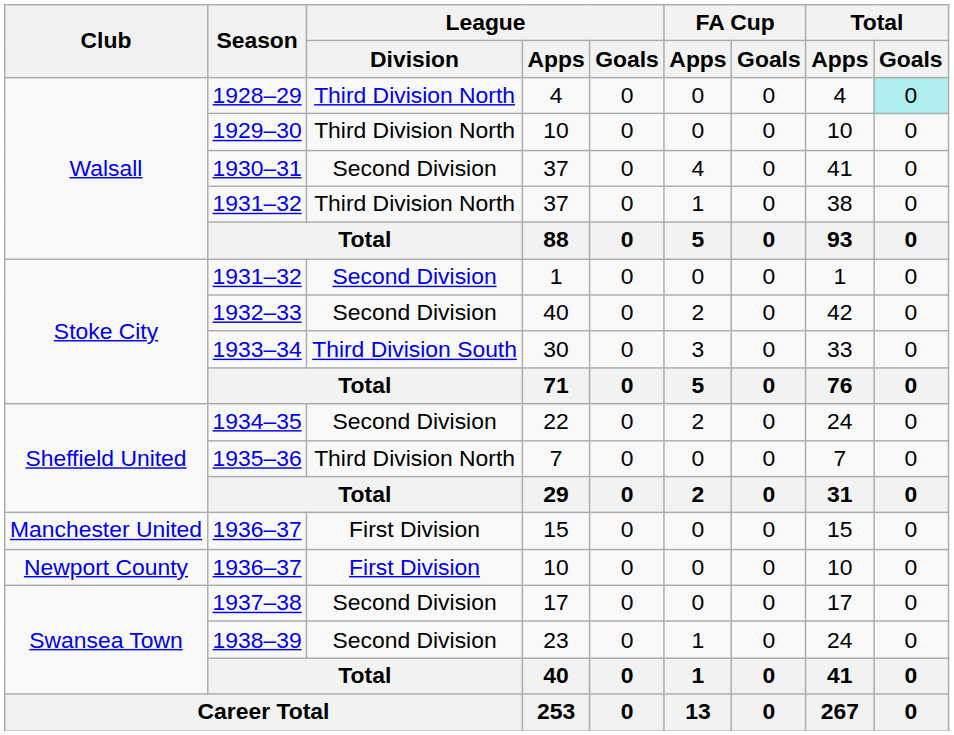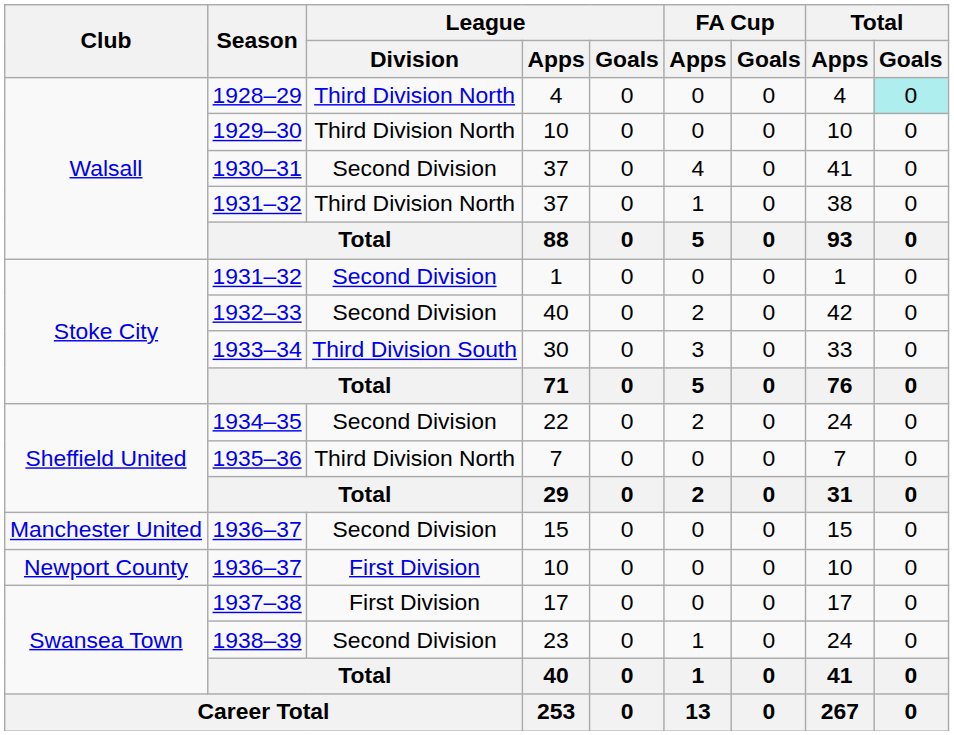(415, 530) First Division -> (415, 530) Second Division
(415, 603) Second Division -> (415, 603) First Division
